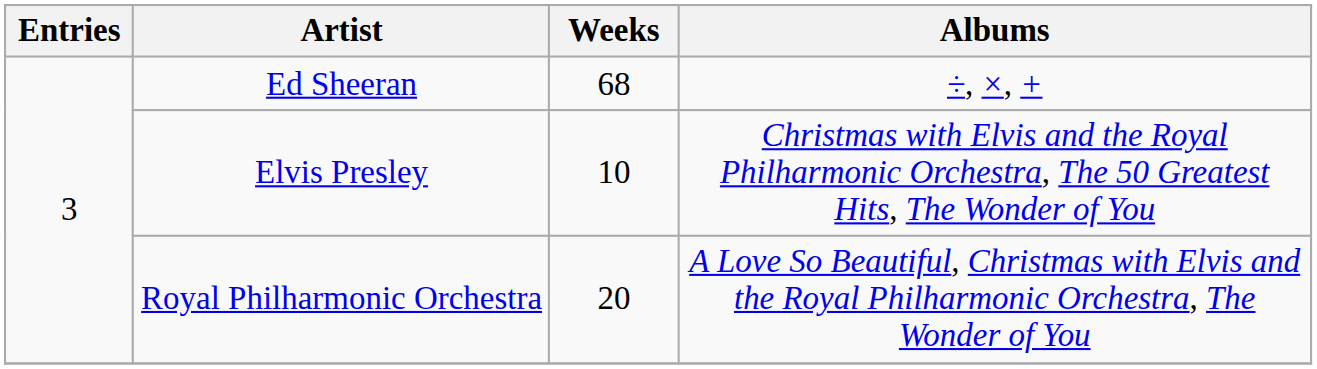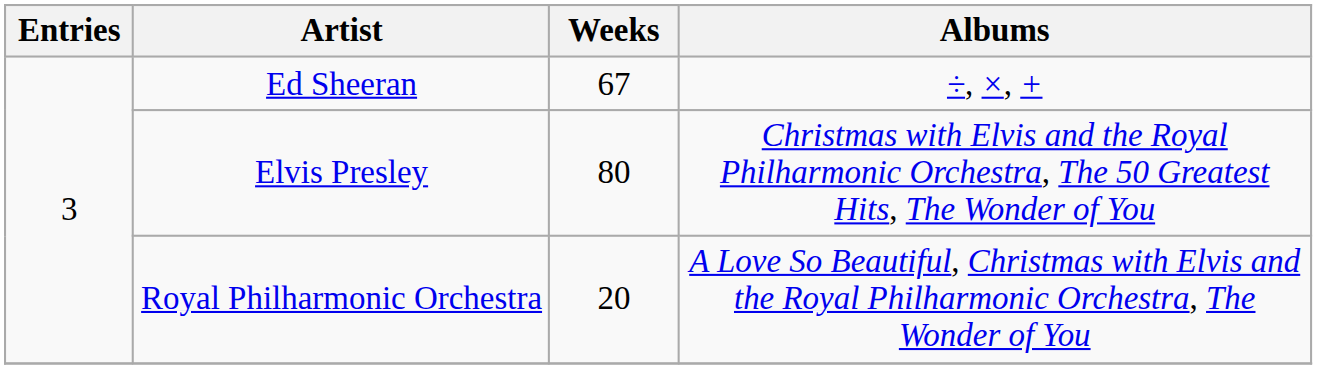(614, 82) 68 -> (614, 82) 67
(614, 172) 10 -> (614, 172) 80
